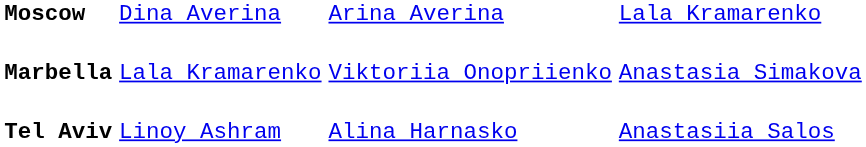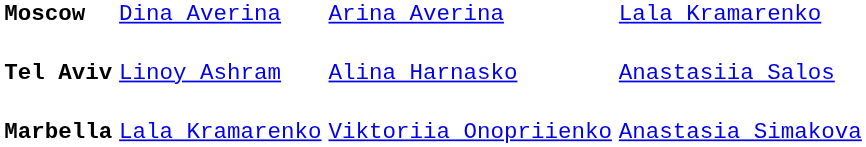rows swapped: (58, 131) <-> (58, 72)
